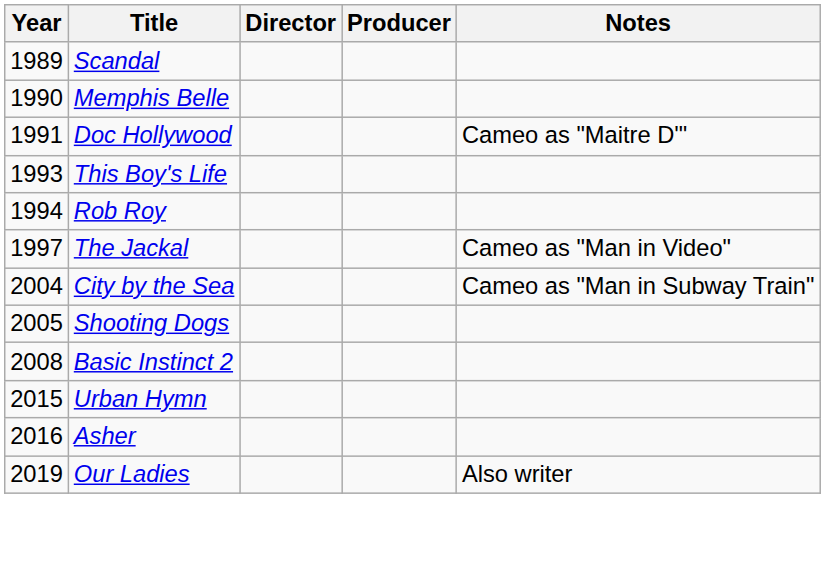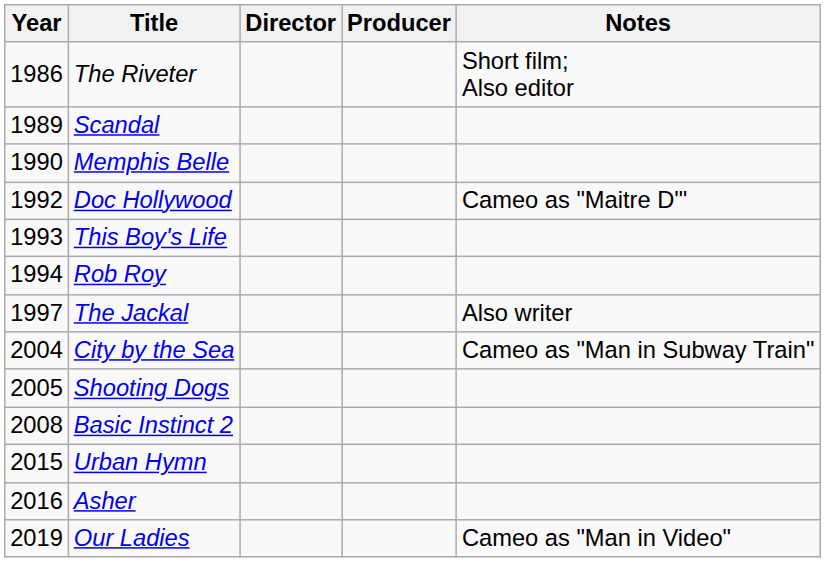+ row: (135, 74)
(37, 135) 1991 -> (37, 200) 1992
(596, 248) Cameo as "Man in Video" -> (517, 312) Also writer
(517, 473) Also writer -> (596, 538) Cameo as "Man in Video"
